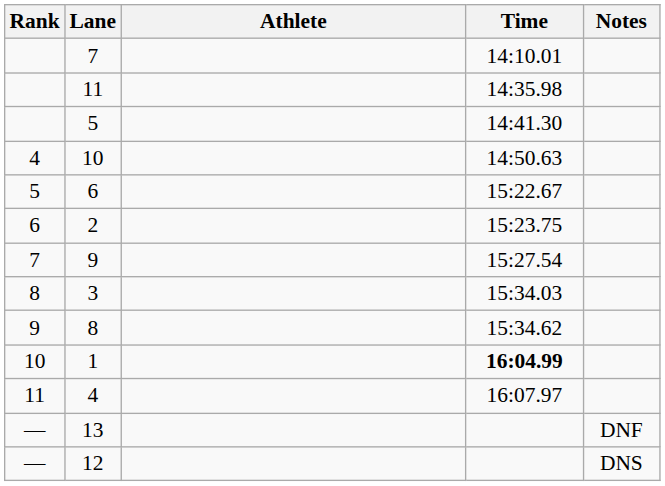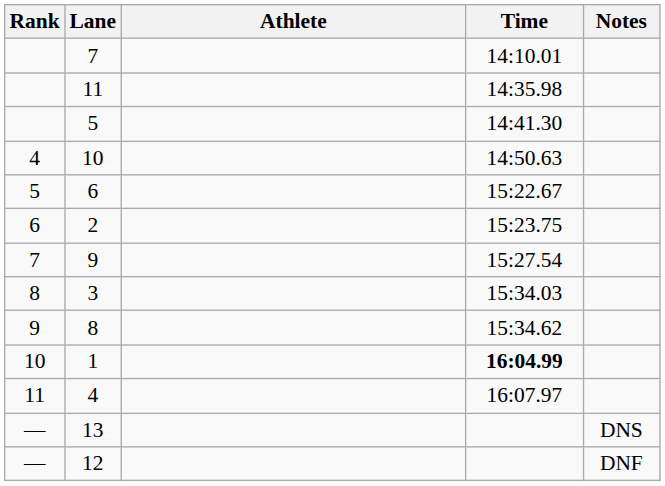(621, 429) DNF -> (621, 429) DNS
(621, 463) DNS -> (621, 463) DNF
